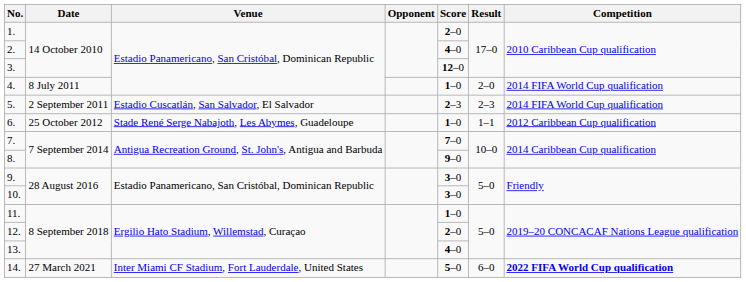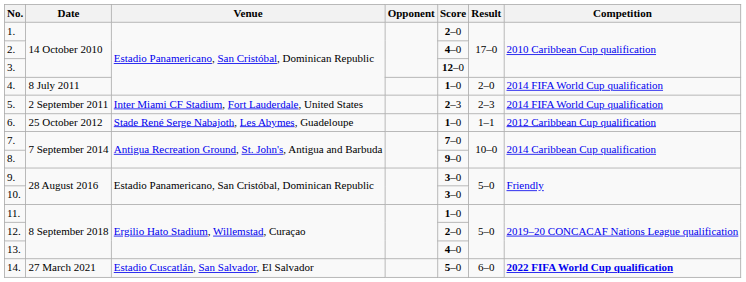(214, 104) Estadio Cuscatlán, San Salvador, El Salvador -> (238, 104) Inter Miami CF Stadium, Fort Lauderdale, United States
(238, 267) Inter Miami CF Stadium, Fort Lauderdale, United States -> (214, 267) Estadio Cuscatlán, San Salvador, El Salvador
